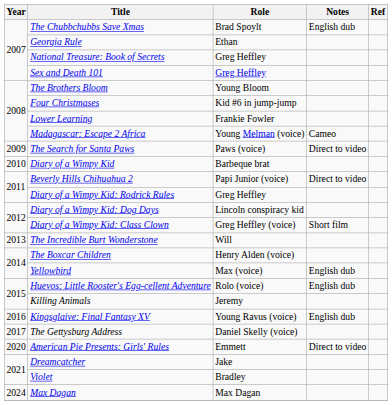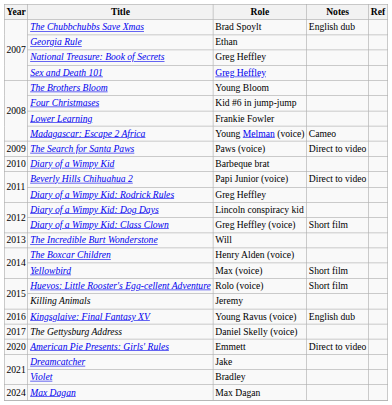(332, 270) English dub -> (328, 270) Short film
(332, 286) English dub -> (328, 286) Short film
